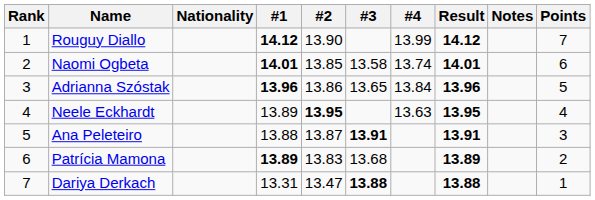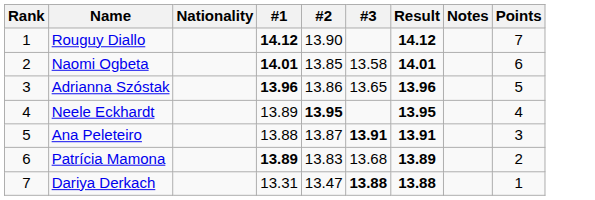- column: (413, 16)
